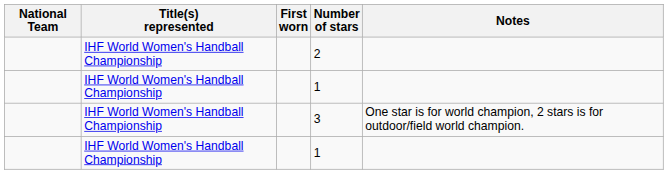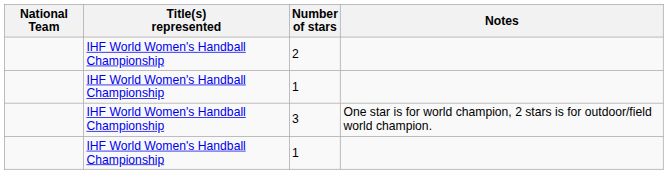- column: (294, 20)
